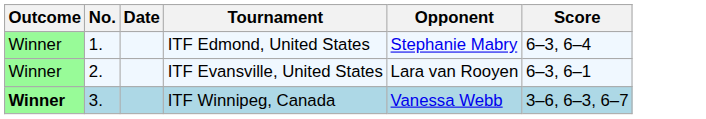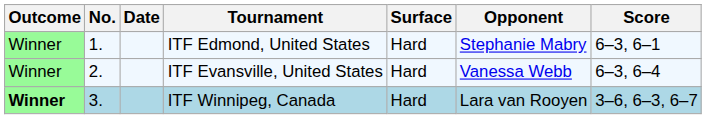+ column: (421, 17)
(559, 44) 6–3, 6–4 -> (628, 44) 6–3, 6–1
(454, 72) Lara van Rooyen -> (516, 72) Vanessa Webb
(559, 72) 6–3, 6–1 -> (628, 72) 6–3, 6–4
(447, 99) Vanessa Webb -> (524, 99) Lara van Rooyen
